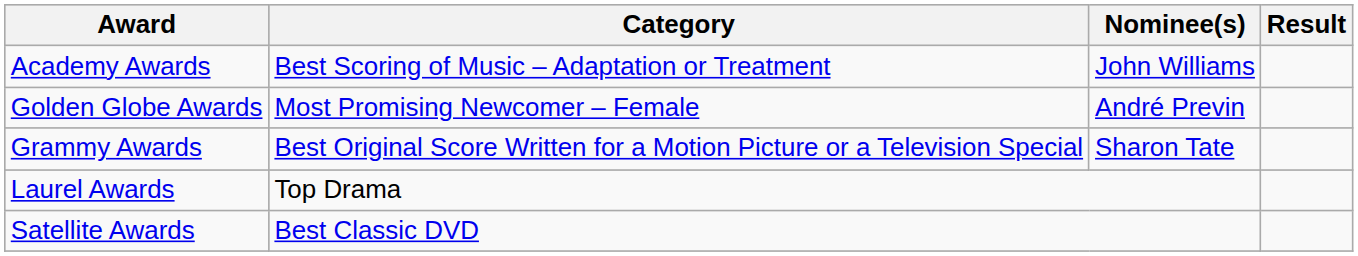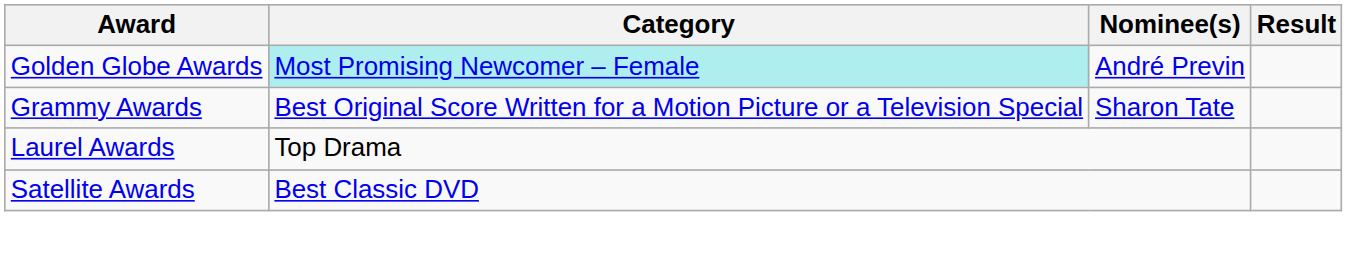- row: (111, 66)
(487, 107) no background -> (487, 66) paleturquoise background
